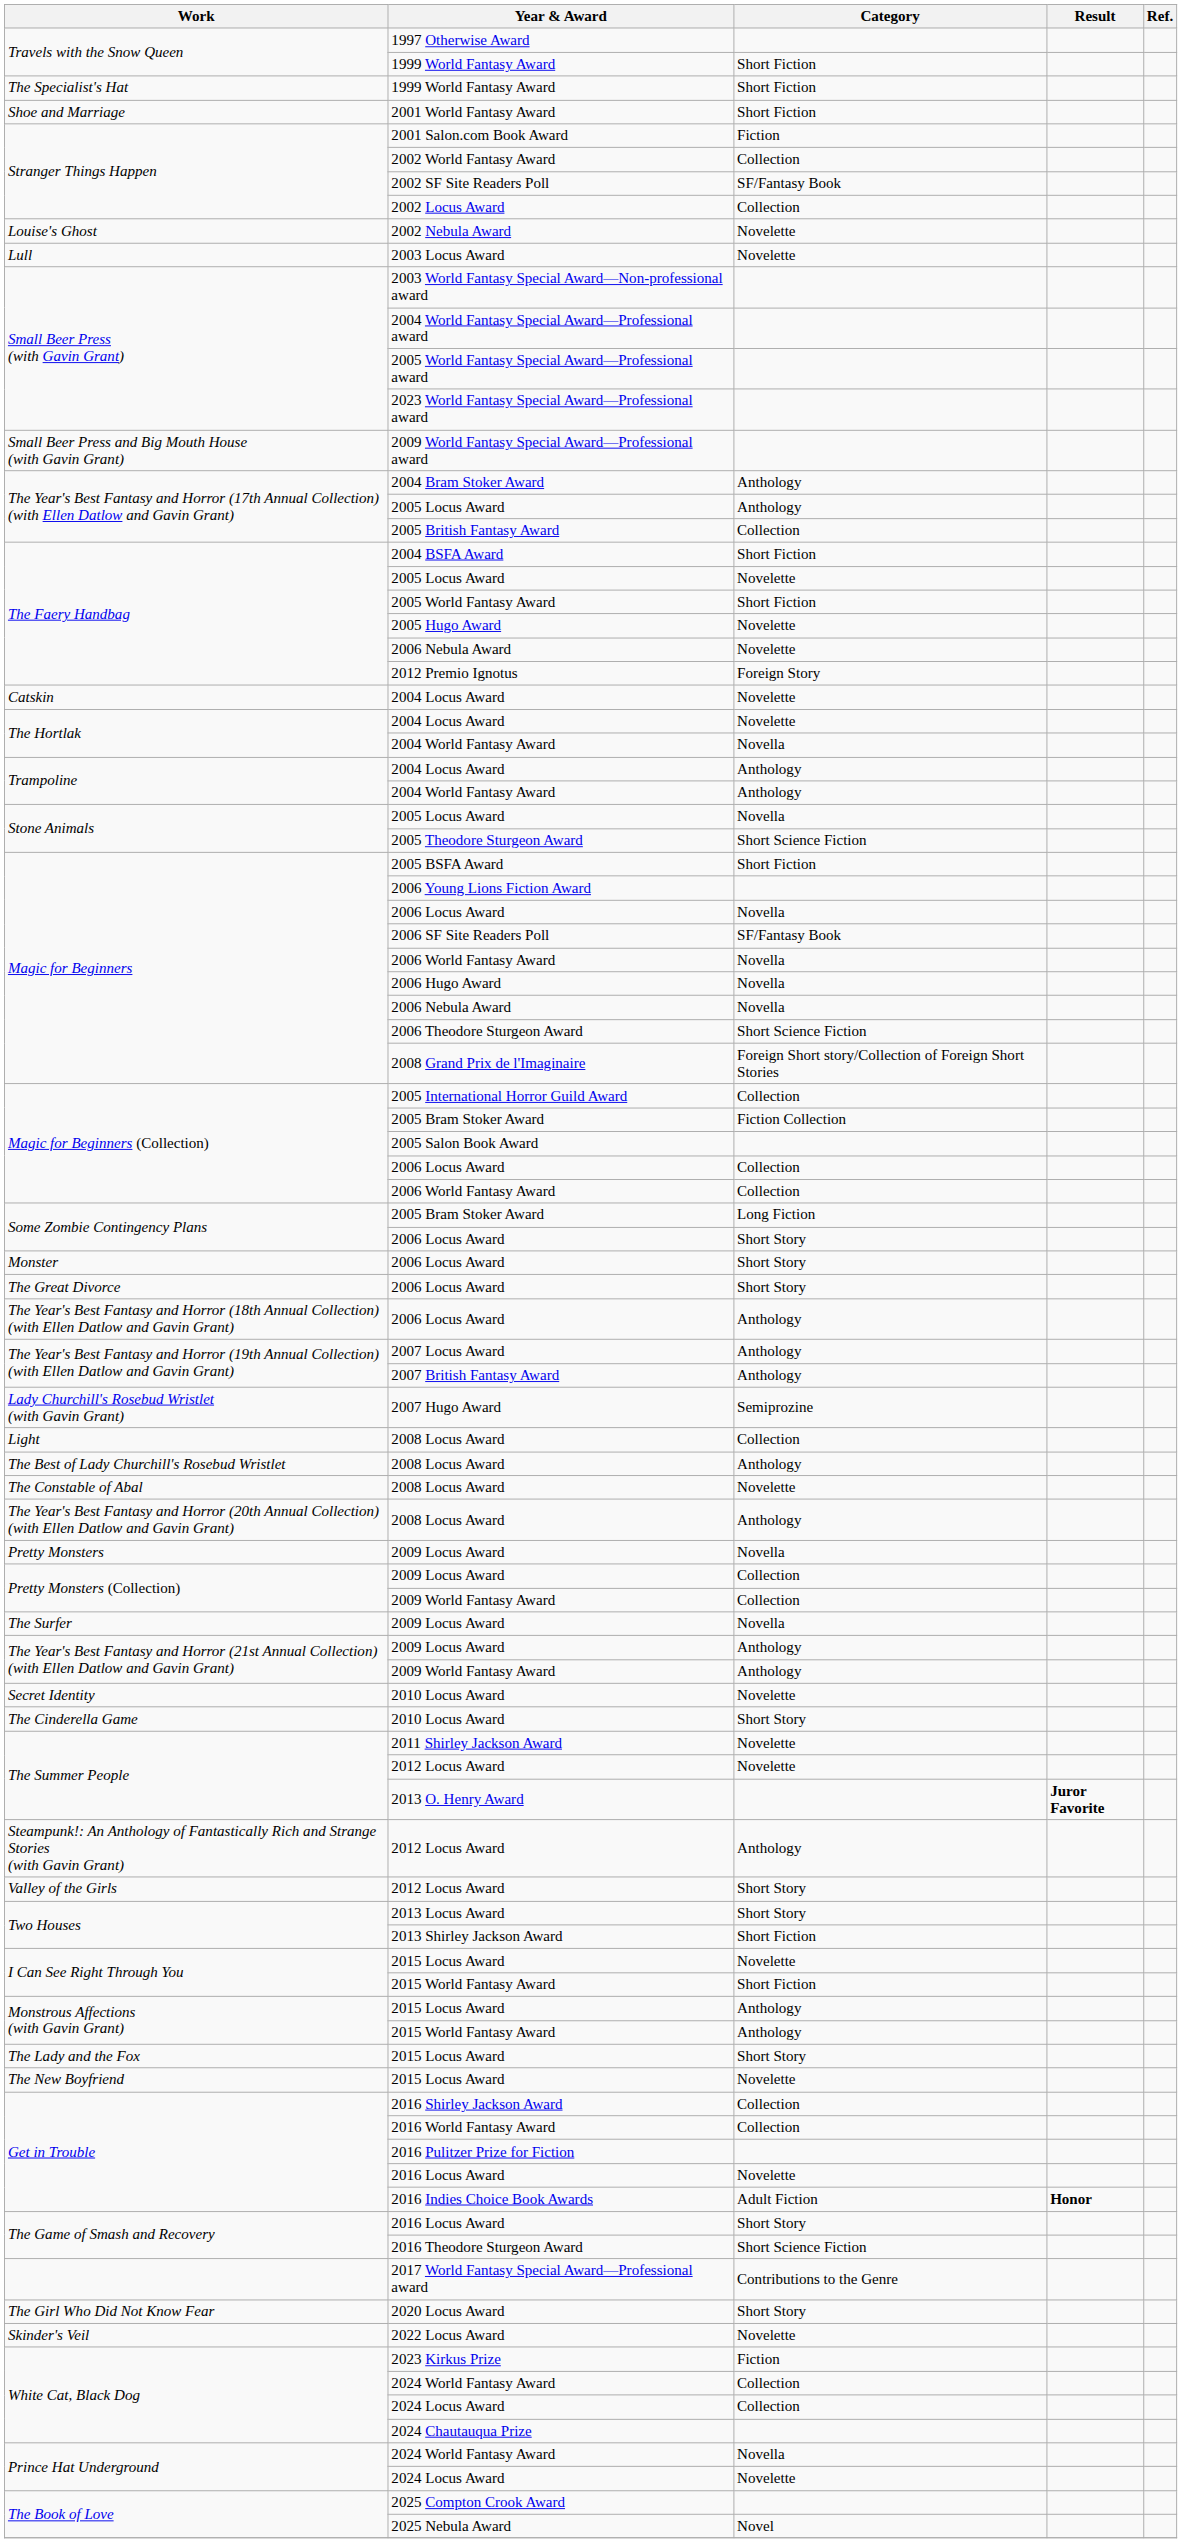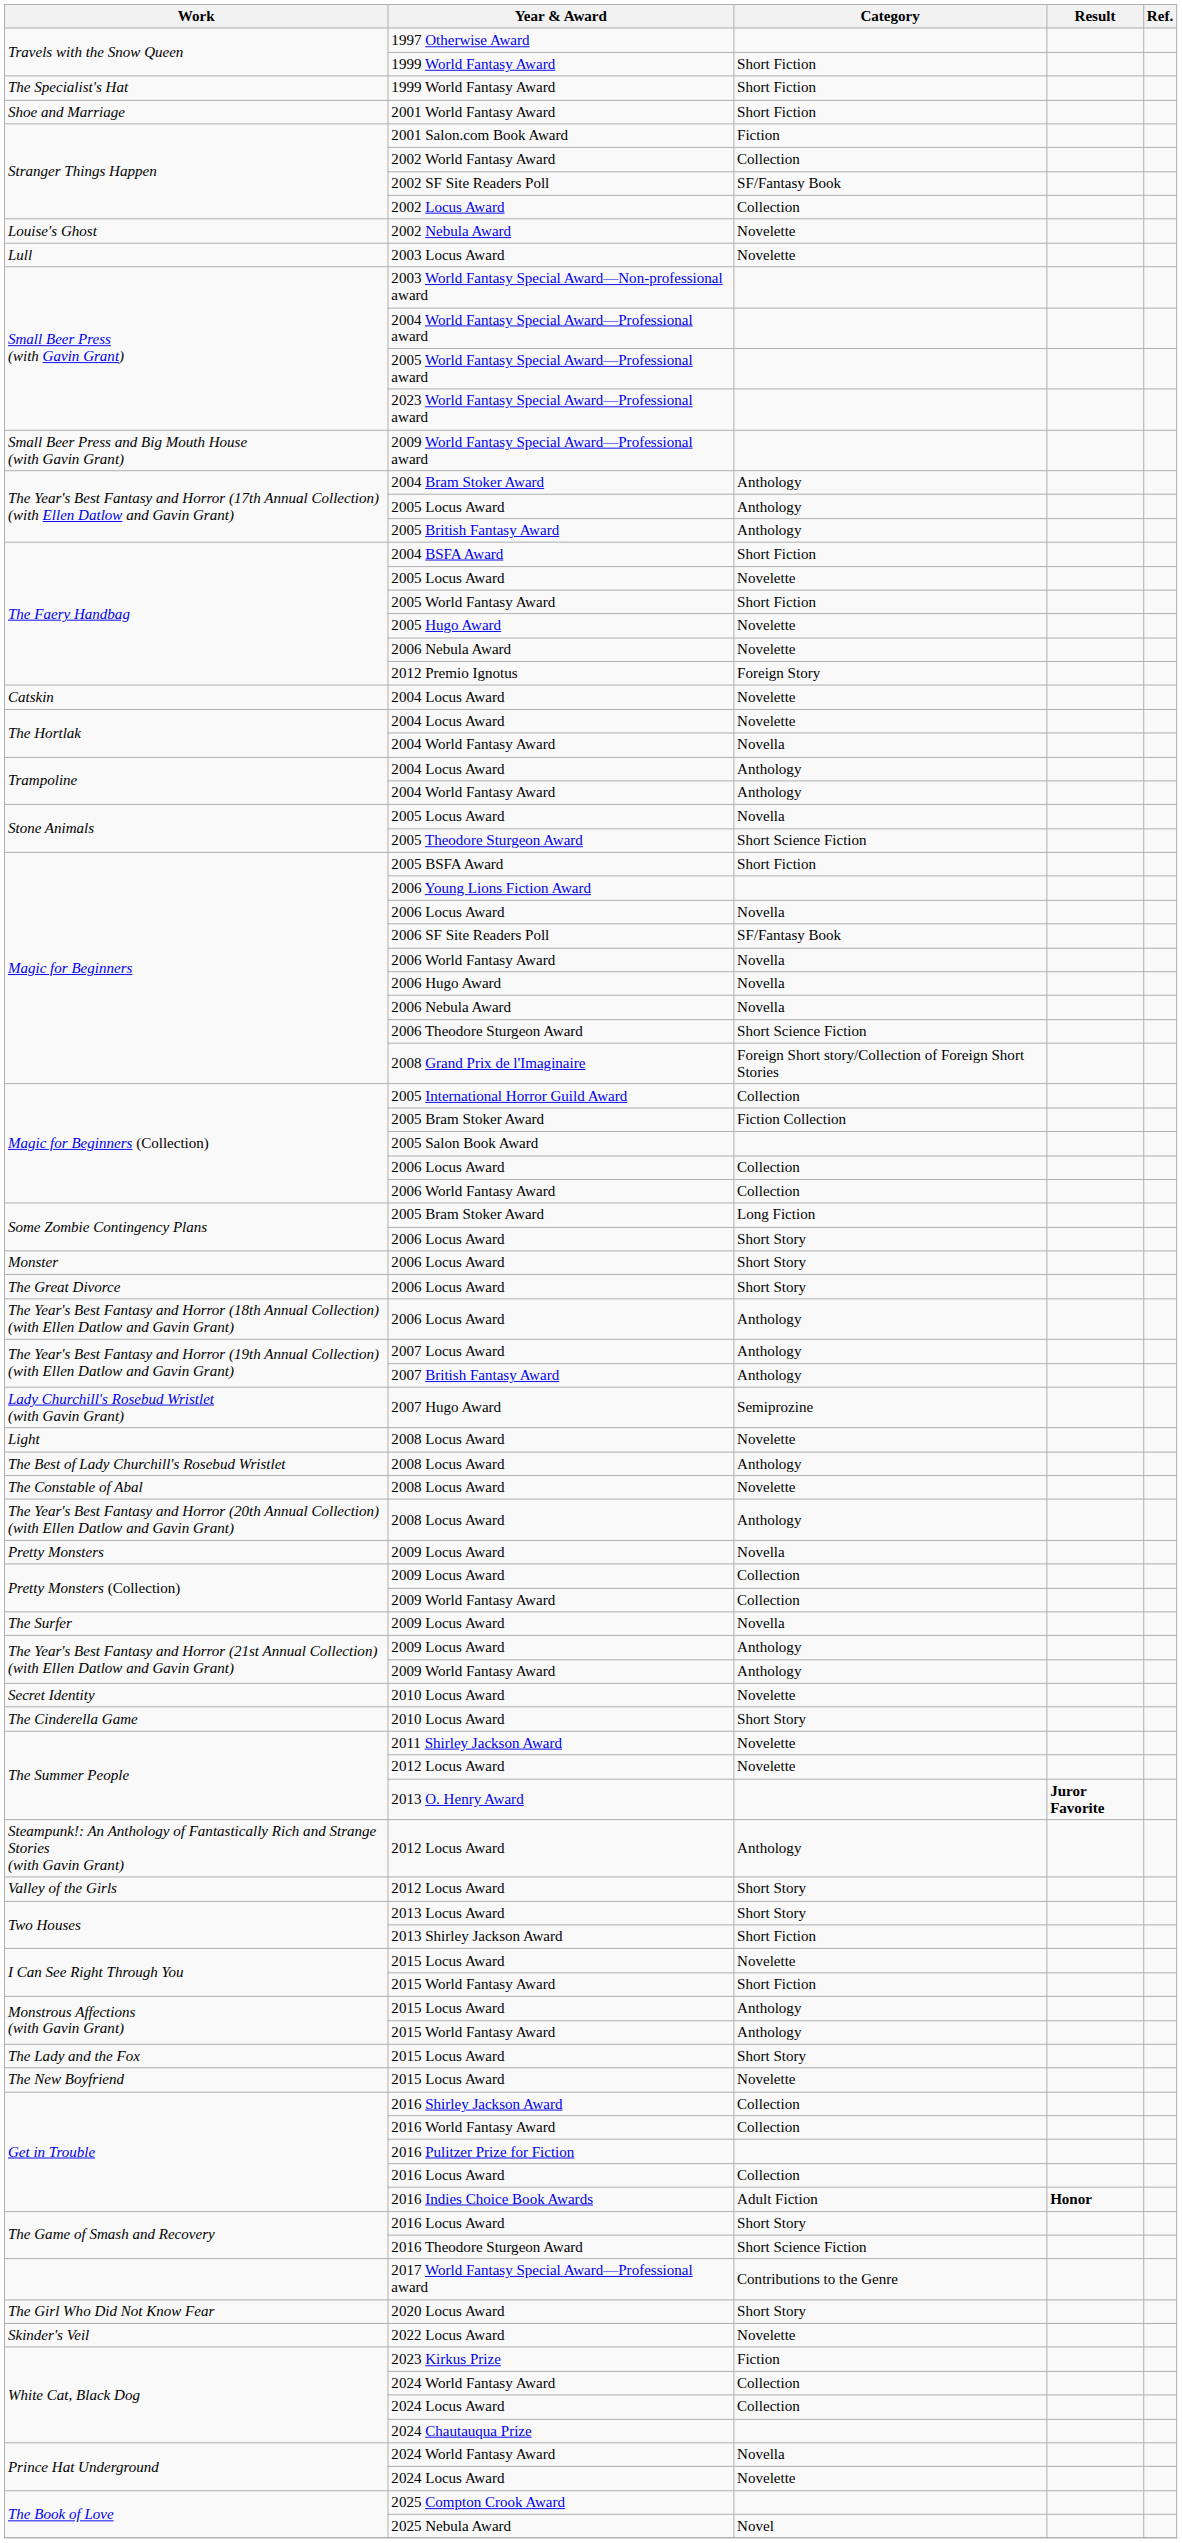(768, 530) Collection -> (769, 530) Anthology
(768, 1439) Collection -> (766, 1439) Novelette
(766, 2175) Novelette -> (768, 2175) Collection
